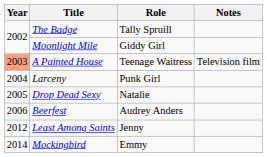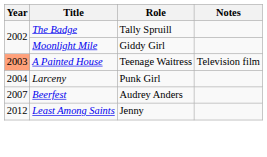- row: (66, 95)
(17, 111) 2006 -> (17, 95) 2007
- row: (59, 144)
